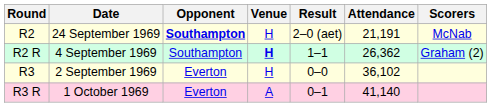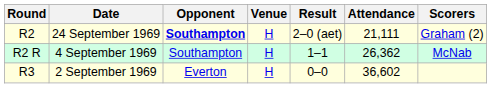(381, 33) 21,191 -> (381, 33) 21,111
(452, 33) McNab -> (452, 33) Graham (2)
(269, 53) bold -> (269, 53) normal
(452, 53) Graham (2) -> (452, 53) McNab
(381, 72) 36,102 -> (381, 72) 36,602
- row: (27, 92)
